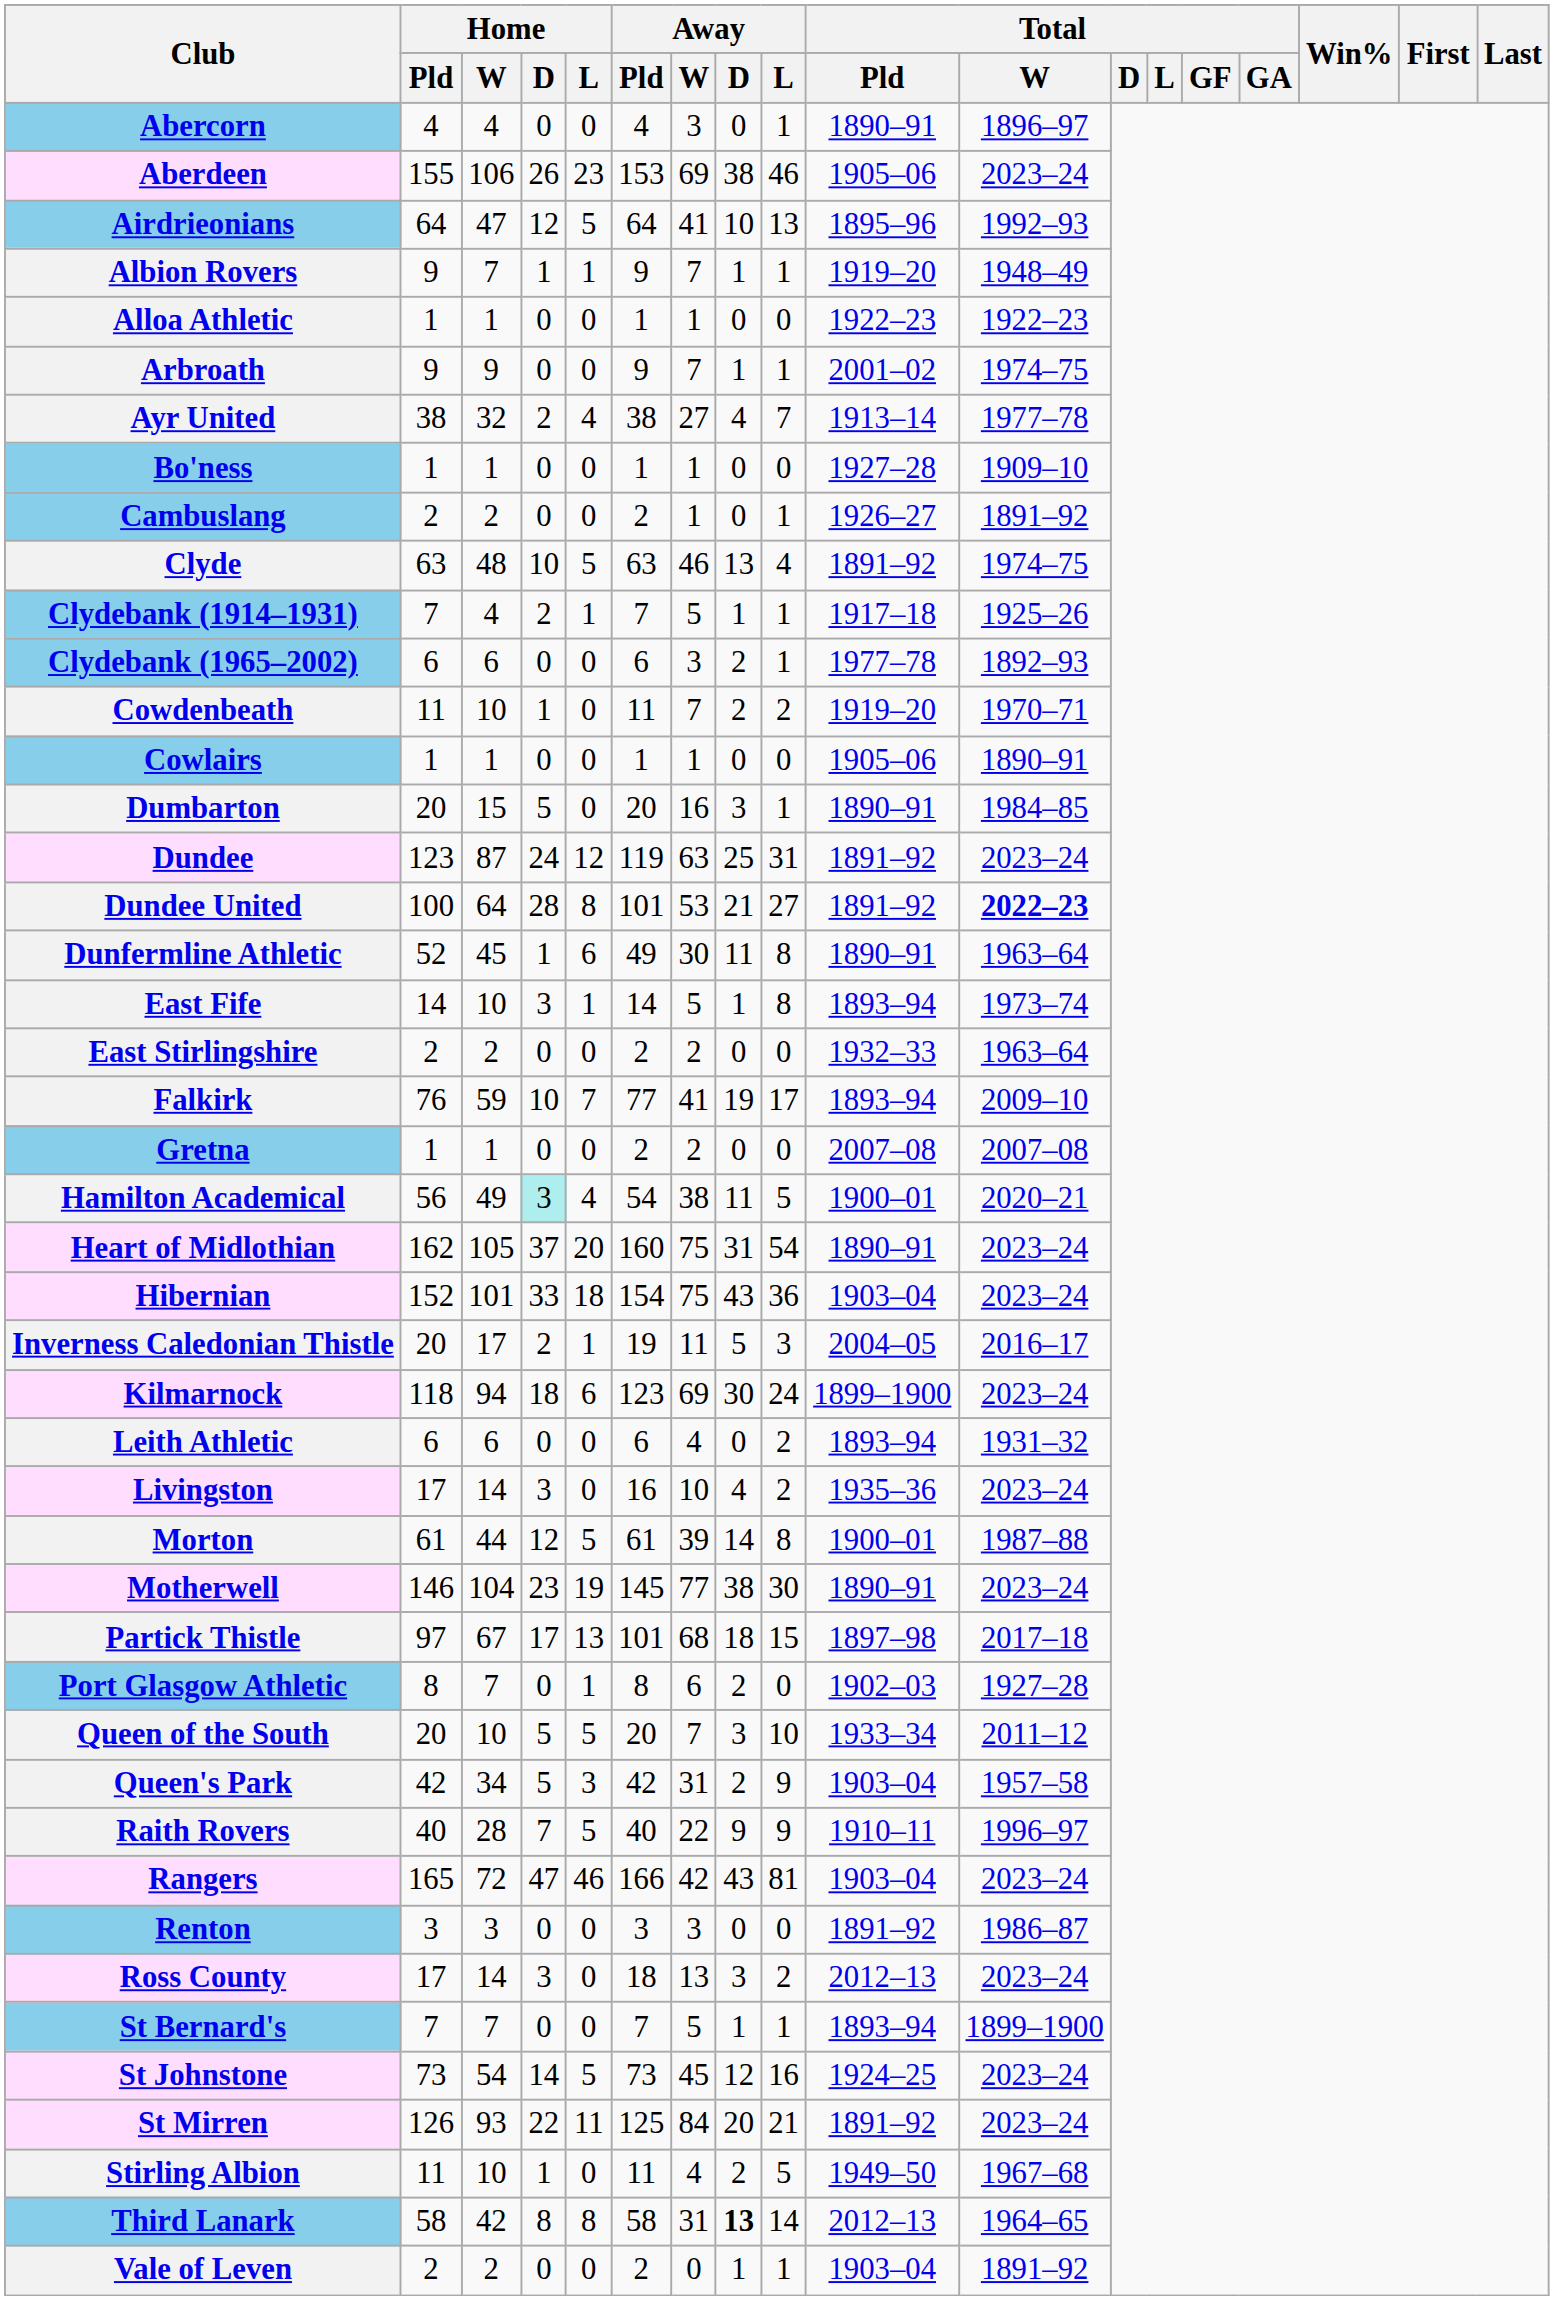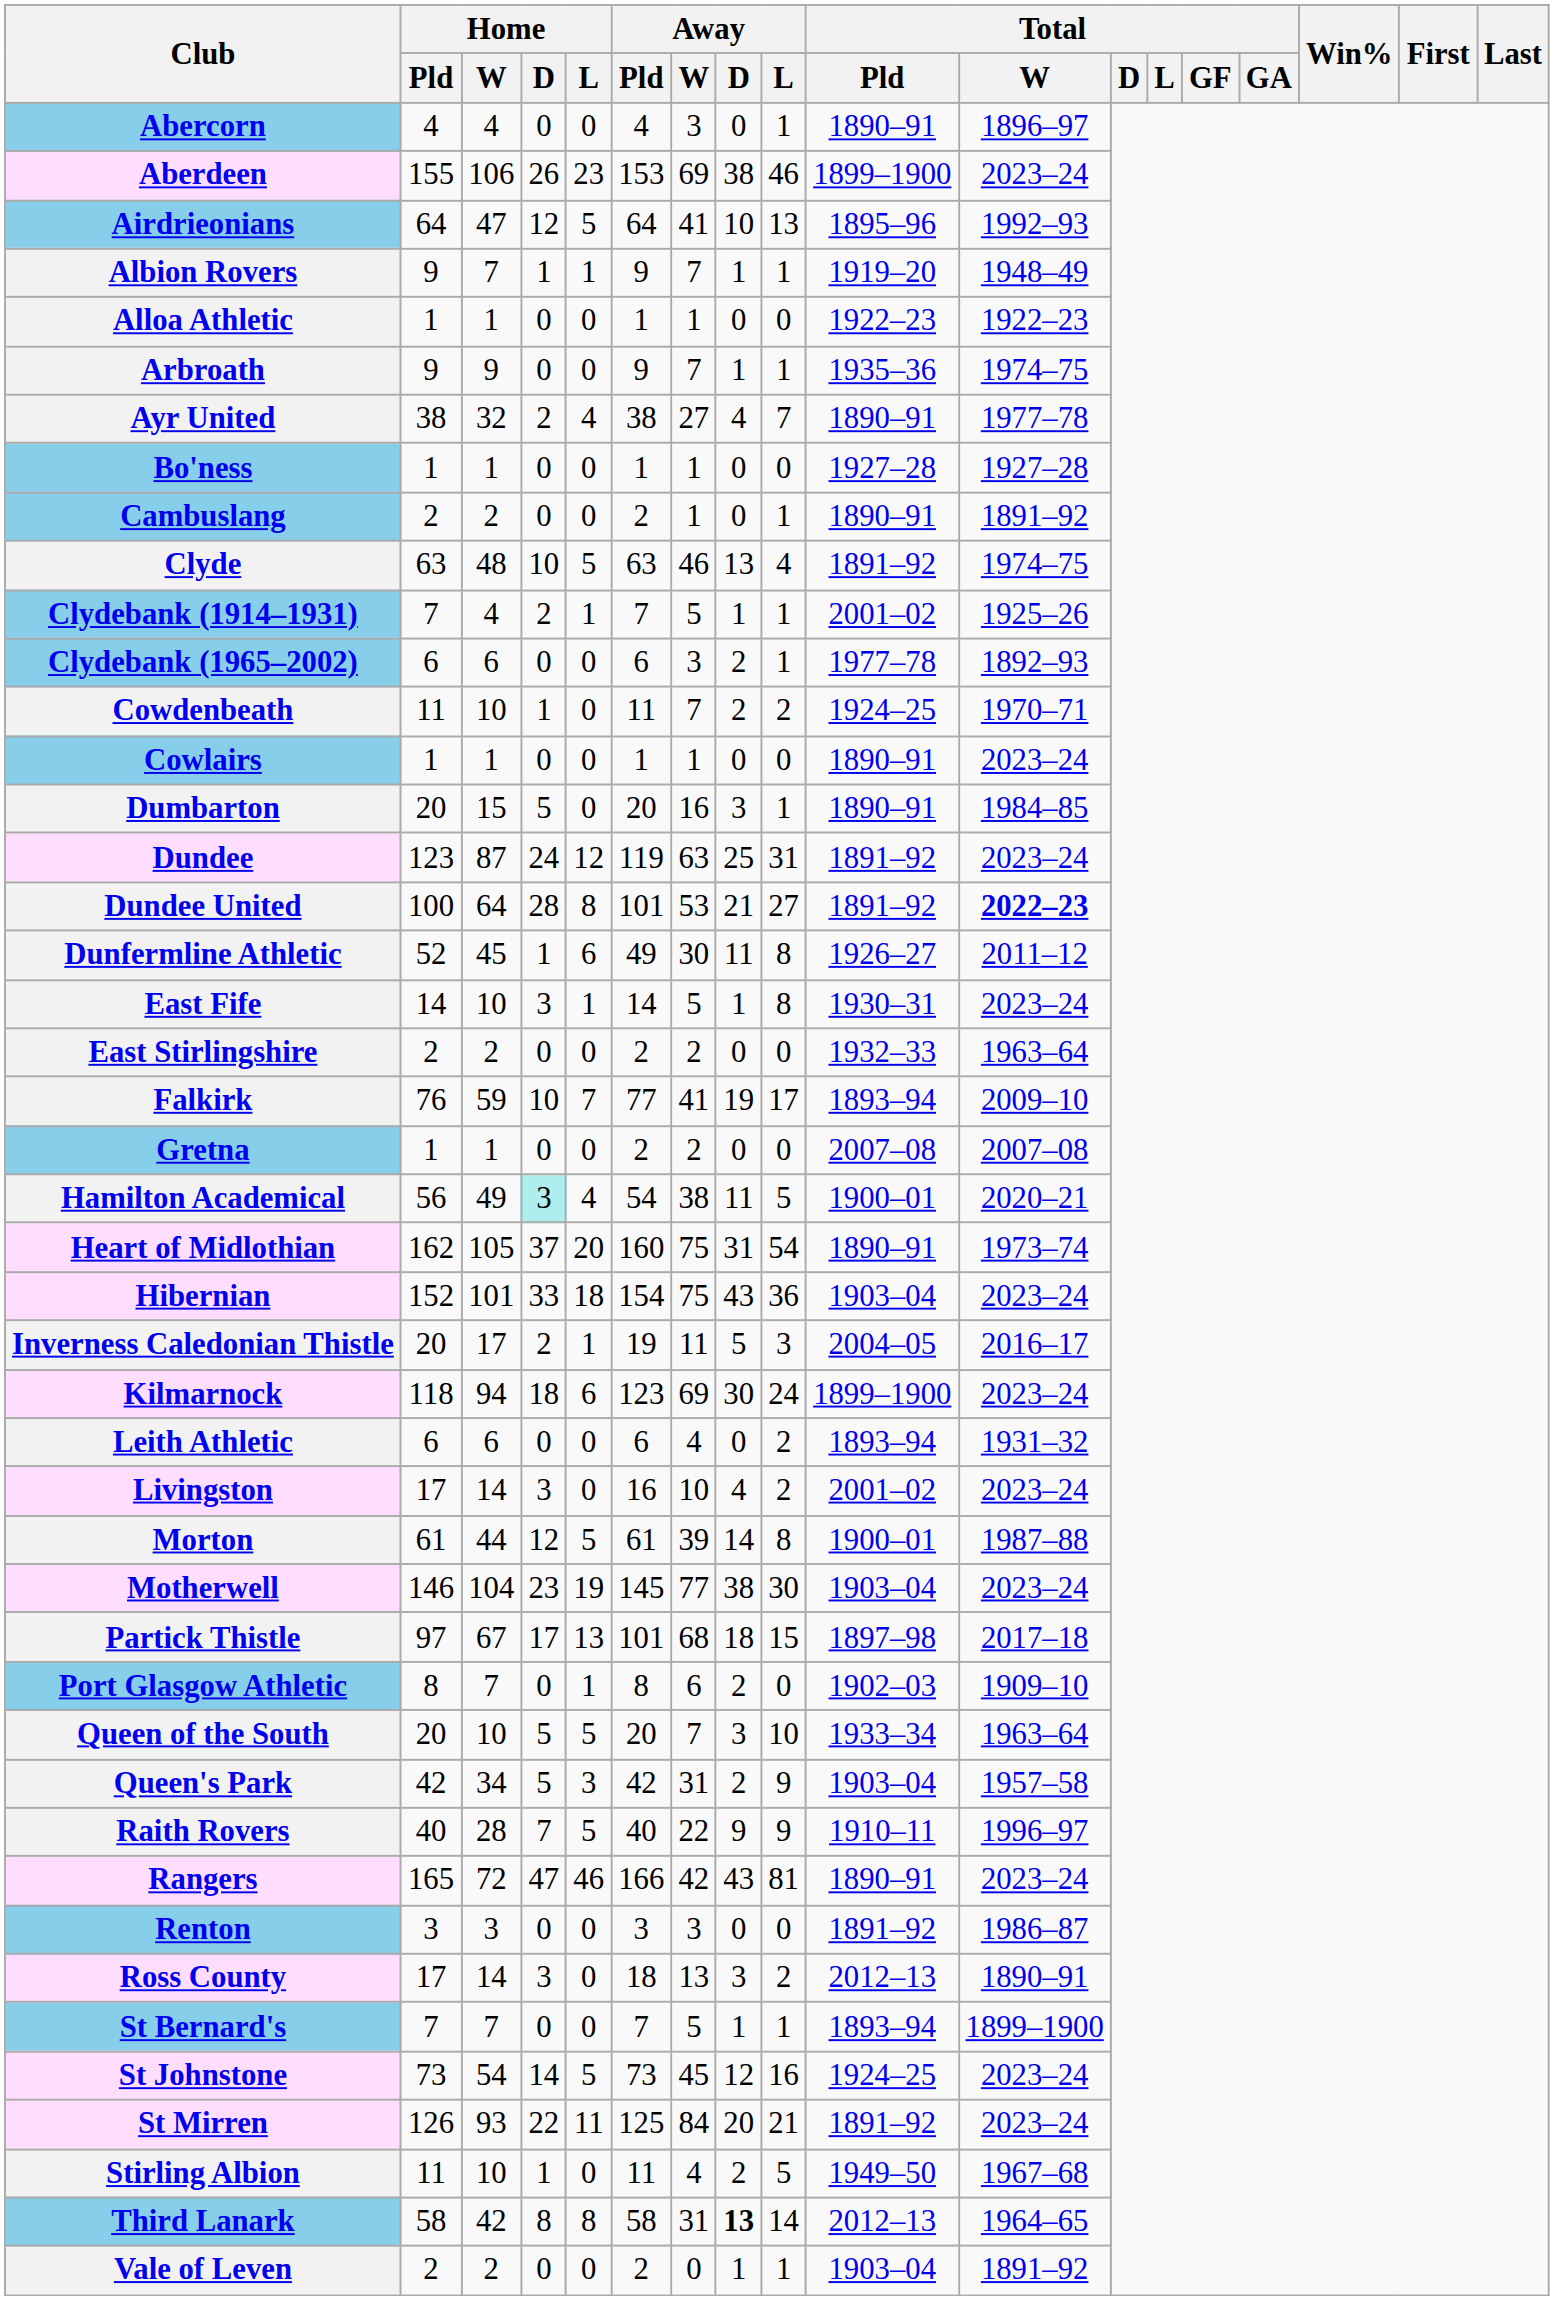(882, 175) 1905–06 -> (882, 175) 1899–1900
(882, 369) 2001–02 -> (882, 369) 1935–36
(882, 418) 1913–14 -> (882, 418) 1890–91
(1035, 467) 1909–10 -> (1035, 467) 1927–28
(882, 516) 1926–27 -> (882, 516) 1890–91
(882, 613) 1917–18 -> (882, 613) 2001–02
(882, 710) 1919–20 -> (882, 710) 1924–25
(882, 759) 1905–06 -> (882, 759) 1890–91
(1035, 759) 1890–91 -> (1035, 759) 2023–24
(882, 954) 1890–91 -> (882, 954) 1926–27
(1035, 954) 1963–64 -> (1035, 954) 2011–12
(882, 1003) 1893–94 -> (882, 1003) 1930–31
(1035, 1003) 1973–74 -> (1035, 1003) 2023–24
(1035, 1246) 2023–24 -> (1035, 1246) 1973–74
(882, 1490) 1935–36 -> (882, 1490) 2001–02
(882, 1587) 1890–91 -> (882, 1587) 1903–04
(1035, 1685) 1927–28 -> (1035, 1685) 1909–10
(1035, 1734) 2011–12 -> (1035, 1734) 1963–64
(882, 1880) 1903–04 -> (882, 1880) 1890–91
(1035, 1977) 2023–24 -> (1035, 1977) 1890–91
